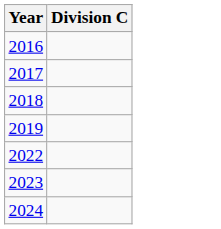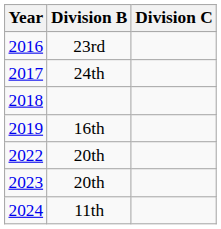+ column: (89, 18)
